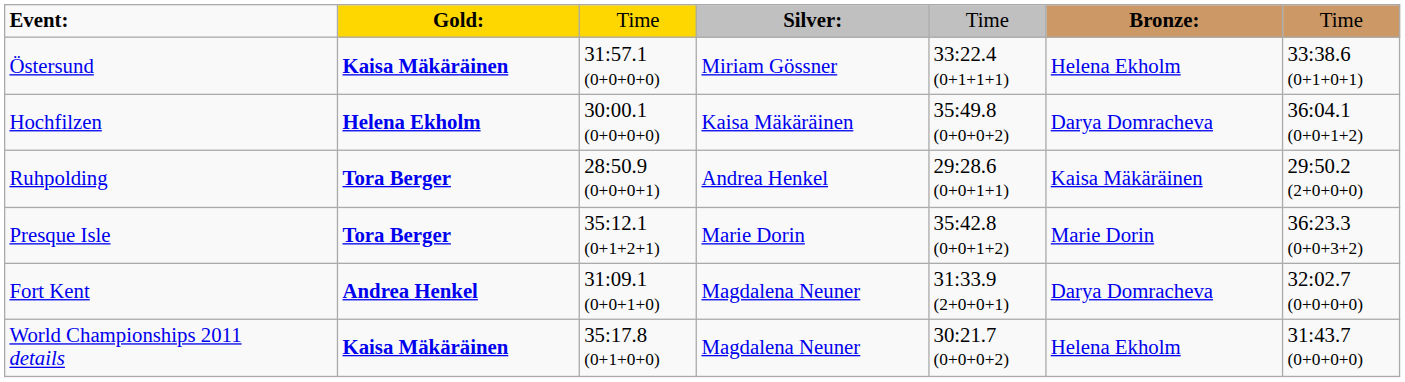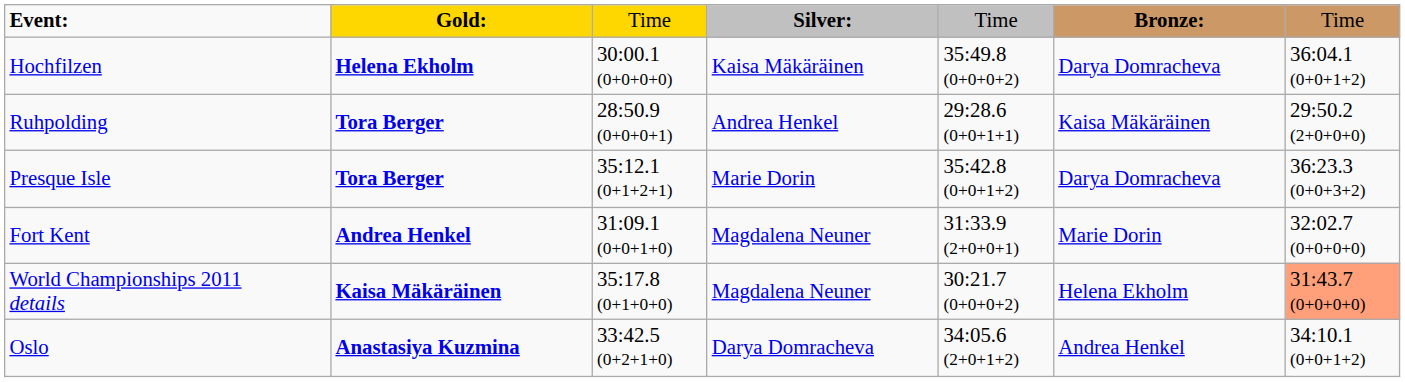- row: (52, 65)
(1102, 234) Marie Dorin -> (1139, 178) Darya Domracheva
(1132, 291) Darya Domracheva -> (1110, 234) Marie Dorin
(1325, 347) no background -> (1328, 291) lightsalmon background
+ row: (29, 347)
